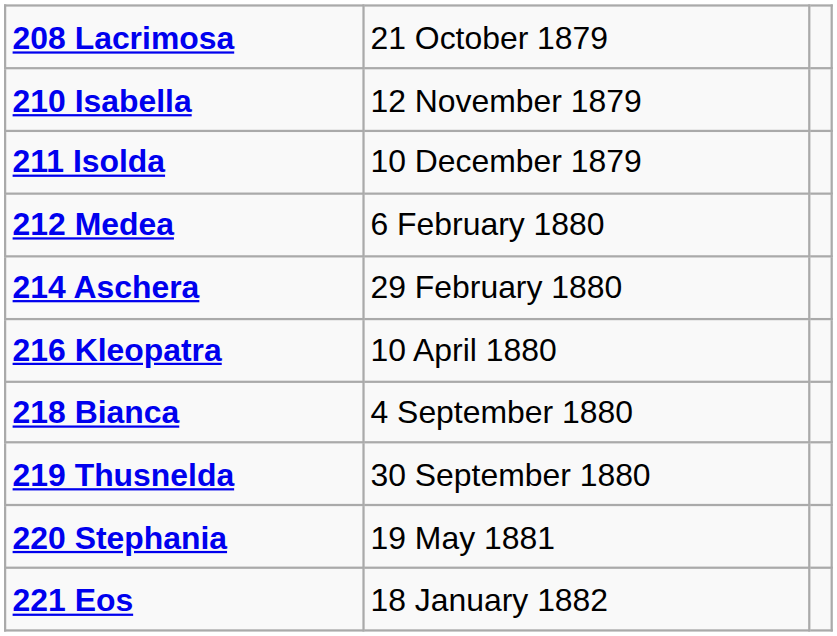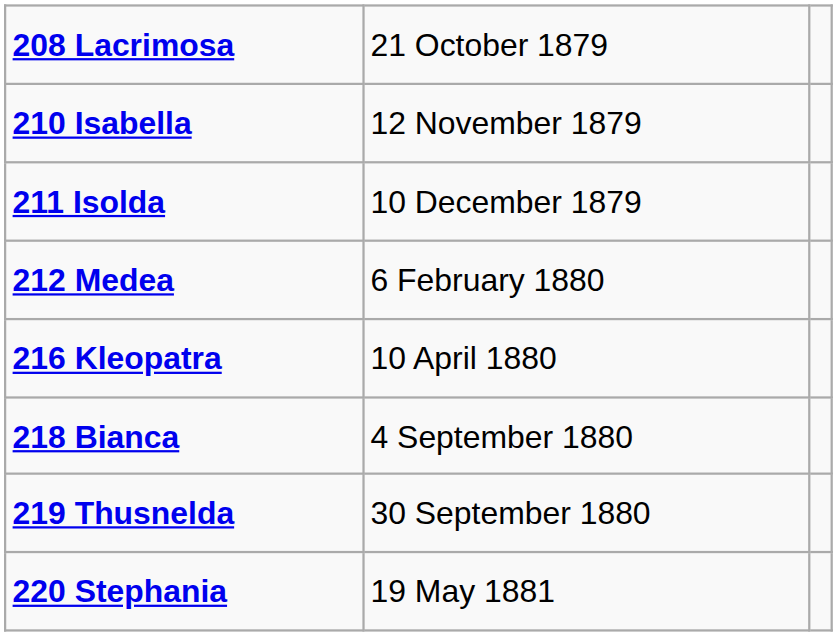- row: (106, 287)
- row: (73, 600)
